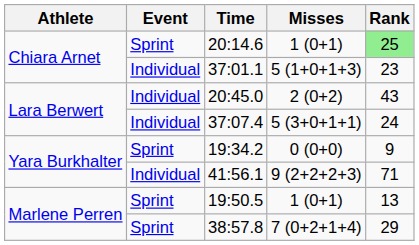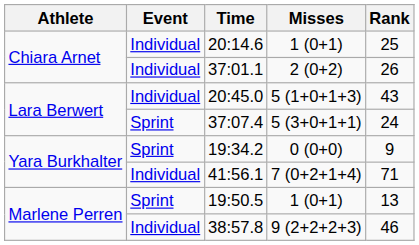(152, 44) Sprint -> (165, 44) Individual
(390, 44) lightgreen background -> (390, 44) no background
(316, 70) 5 (1+0+1+3) -> (316, 70) 2 (0+2)
(390, 70) 23 -> (390, 70) 26
(316, 97) 2 (0+2) -> (316, 97) 5 (1+0+1+3)
(165, 123) Individual -> (152, 123) Sprint
(316, 175) 9 (2+2+2+3) -> (316, 175) 7 (0+2+1+4)
(152, 227) Sprint -> (165, 227) Individual
(316, 227) 7 (0+2+1+4) -> (316, 227) 9 (2+2+2+3)
(390, 227) 29 -> (390, 227) 46
